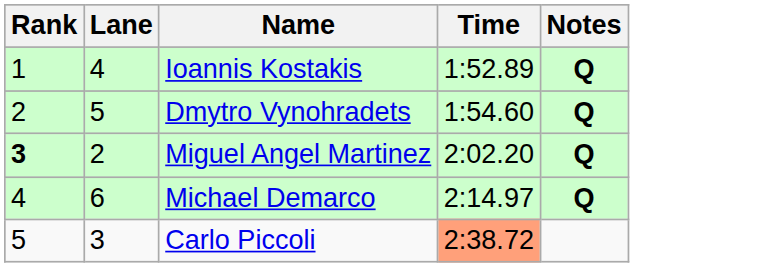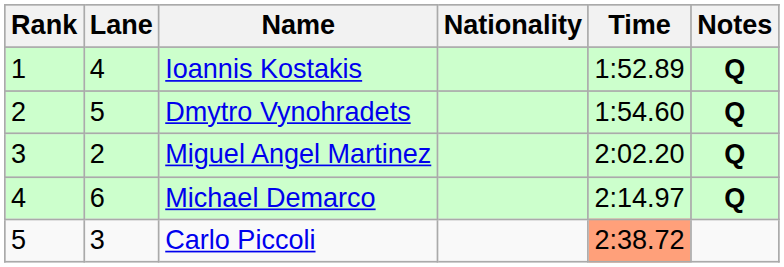+ column: (513, 25)
(19, 154) bold -> (19, 154) normal
